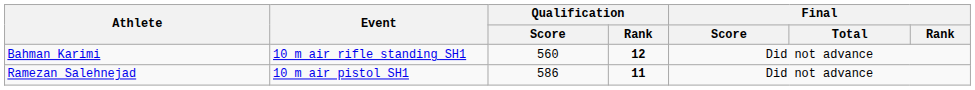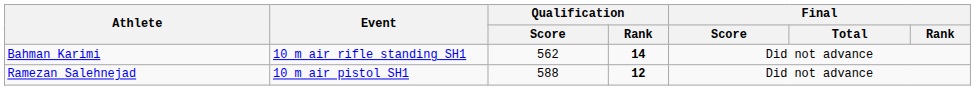(548, 54) 560 -> (548, 54) 562
(638, 54) 12 -> (638, 54) 14
(548, 74) 586 -> (548, 74) 588
(638, 74) 11 -> (638, 74) 12
